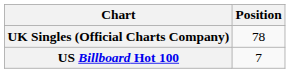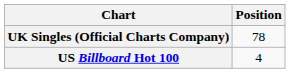(259, 57) 7 -> (259, 57) 4
